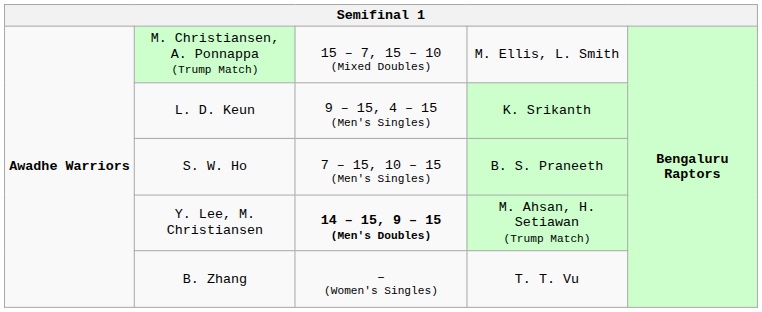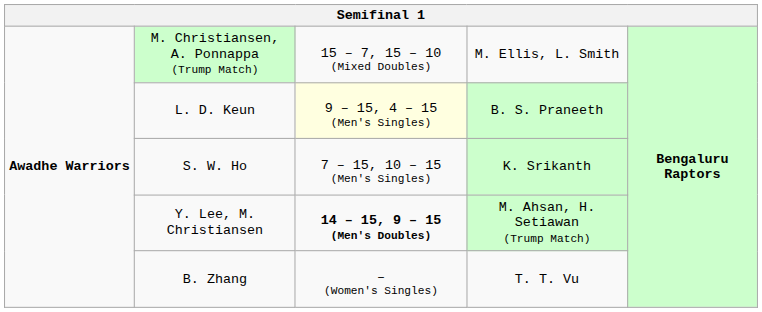(381, 115) no background -> (381, 115) lightyellow background
(547, 111) K. Srikanth -> (547, 111) B. S. Praneeth
(547, 167) B. S. Praneeth -> (547, 167) K. Srikanth
